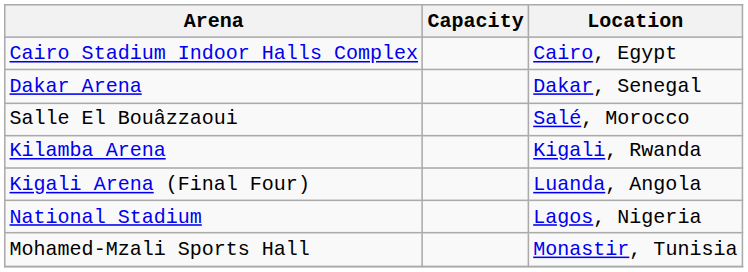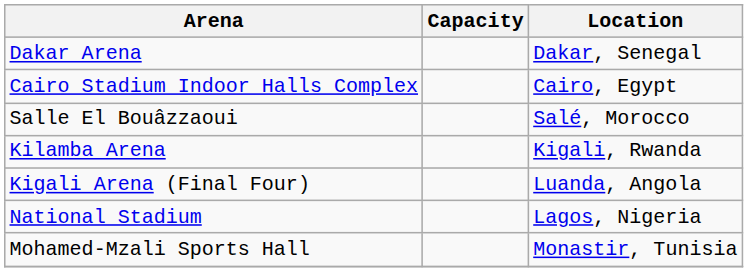rows swapped: (76, 86) <-> (214, 54)
